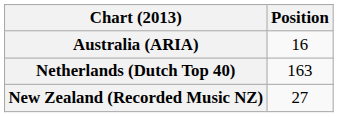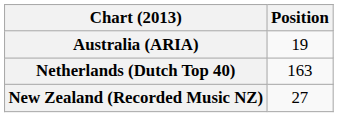(300, 44) 16 -> (300, 44) 19
